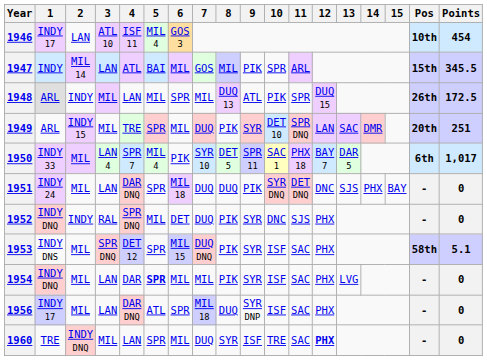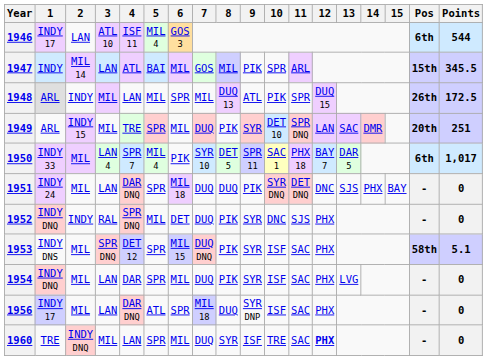(424, 37) 10th -> (424, 37) 6th
(461, 37) 454 -> (461, 37) 544
(156, 279) bold -> (156, 279) normal
(204, 279) MIL -> (204, 279) DUQ
